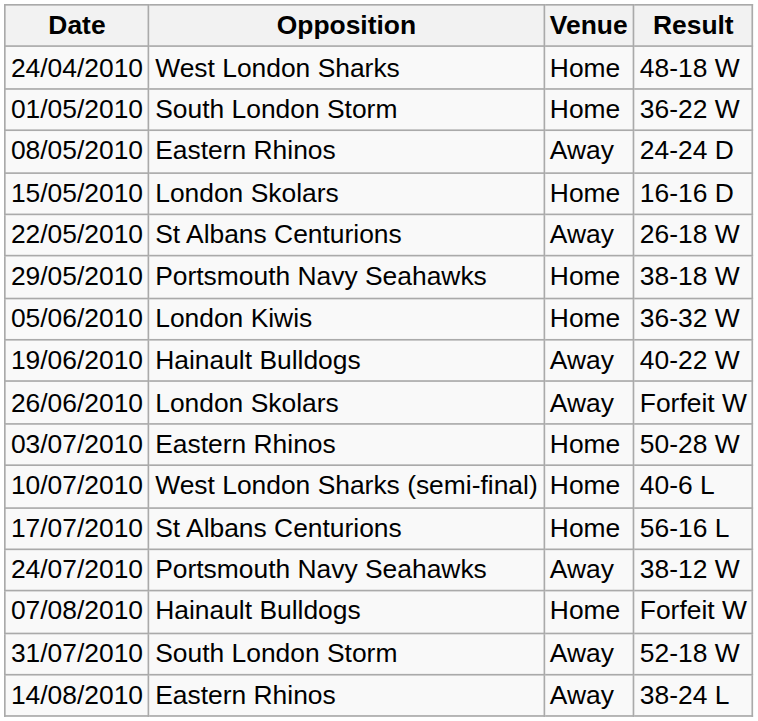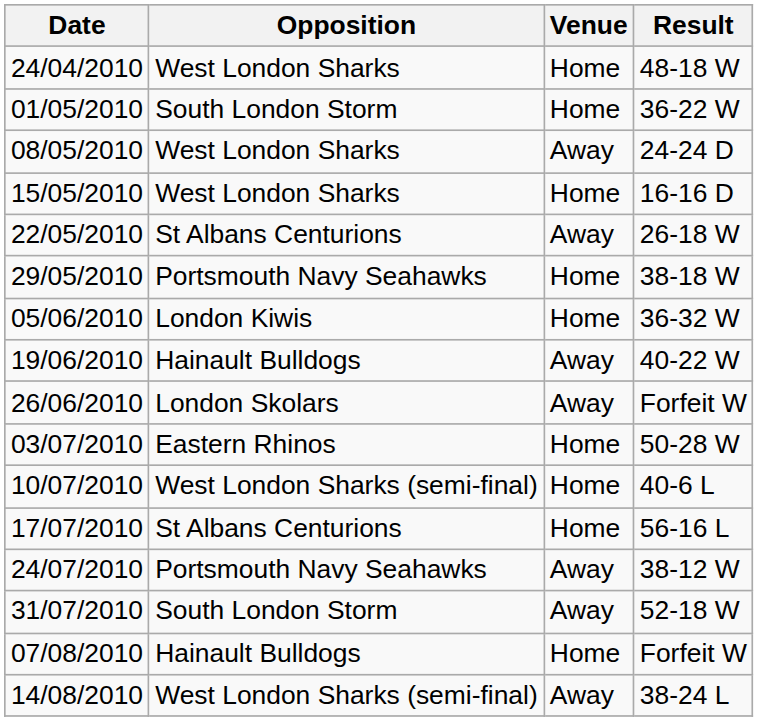(245, 151) Eastern Rhinos -> (278, 151) West London Sharks
(247, 192) London Skolars -> (278, 192) West London Sharks
rows swapped: (77, 653) <-> (77, 611)
(245, 695) Eastern Rhinos -> (346, 695) West London Sharks (semi-final)
